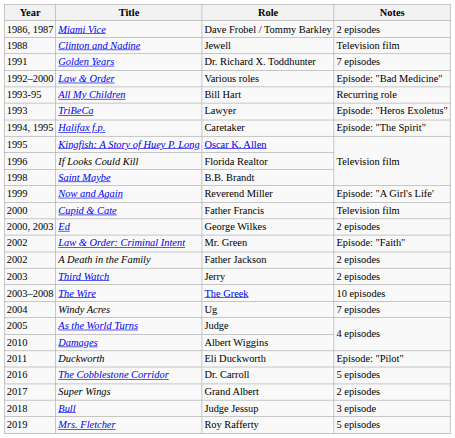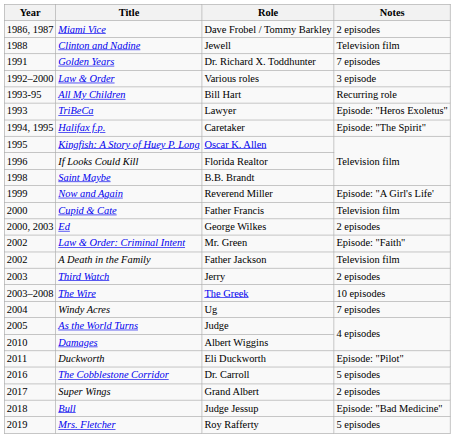(390, 78) Episode: "Bad Medicine" -> (356, 78) 3 episode
(358, 260) 2 episodes -> (368, 260) Television film
(356, 408) 3 episode -> (390, 408) Episode: "Bad Medicine"
